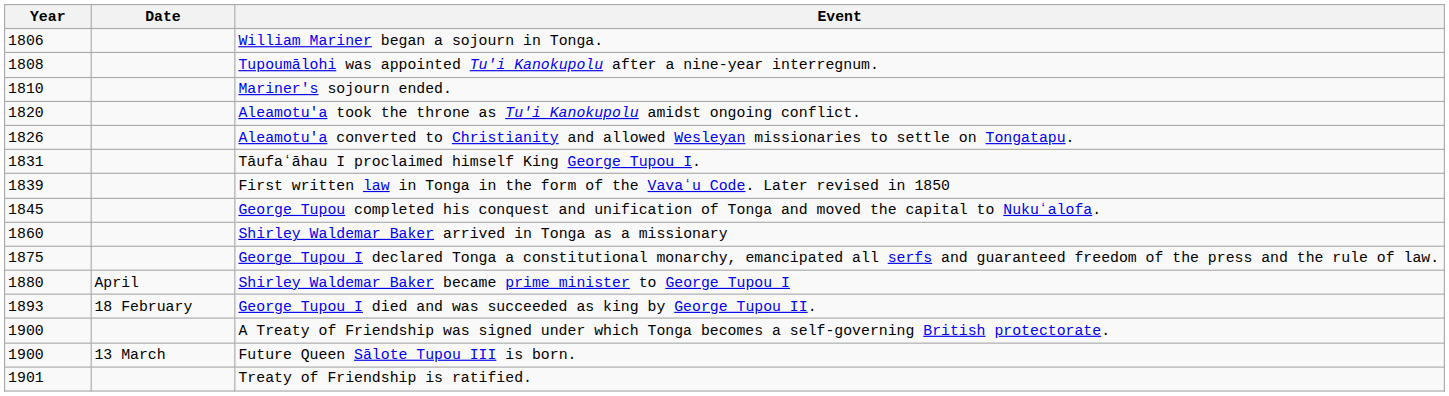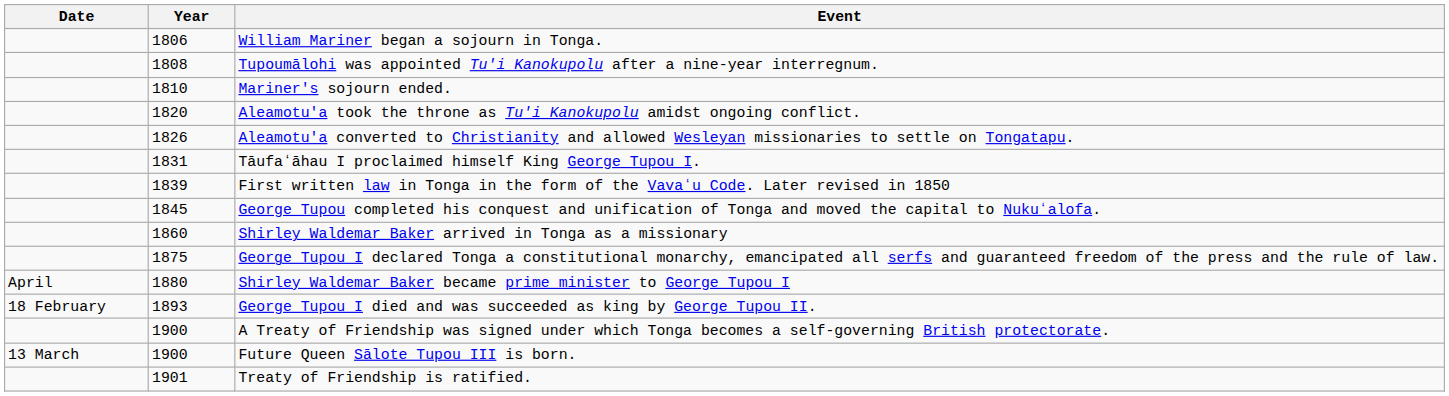columns swapped: (48, 17) <-> (163, 17)
